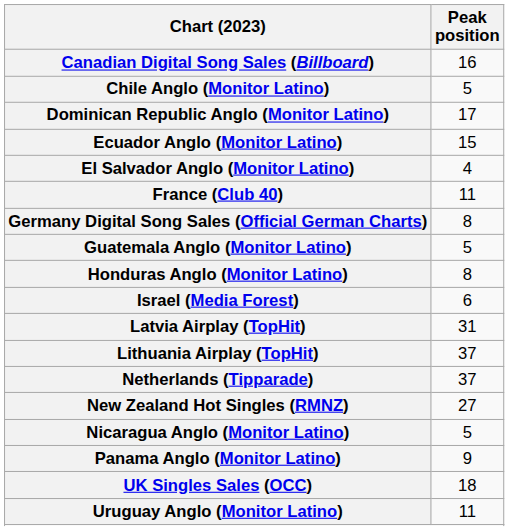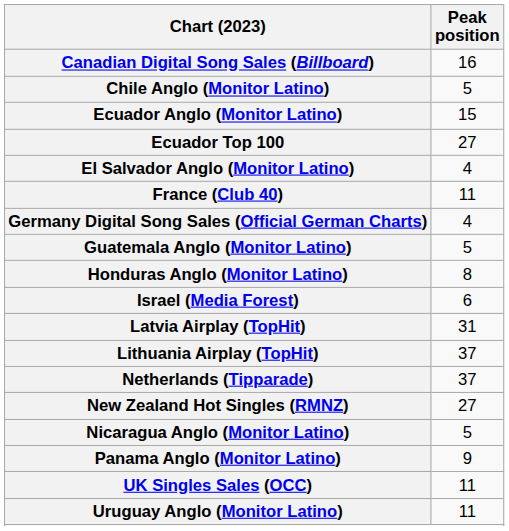- row: (218, 115)
+ row: (218, 141)
(467, 221) 8 -> (467, 221) 4
(467, 485) 18 -> (467, 485) 11
